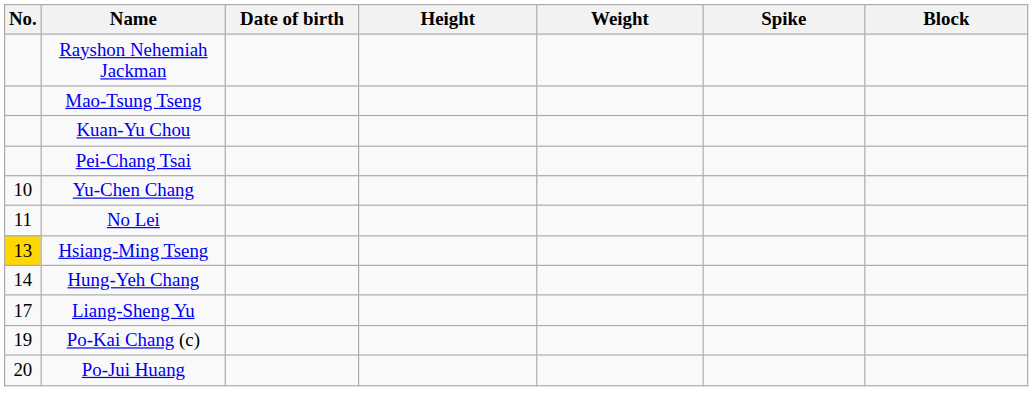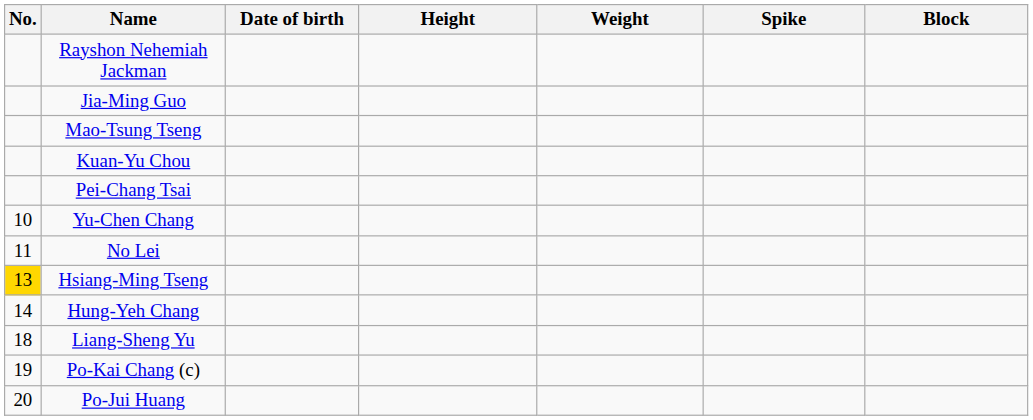+ row: (133, 100)
(23, 310) 17 -> (23, 340) 18
